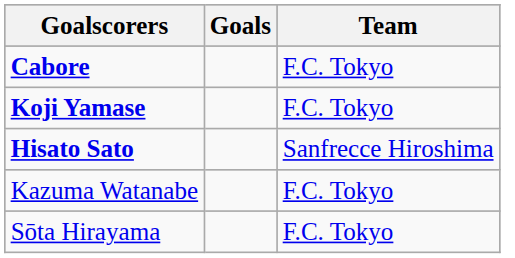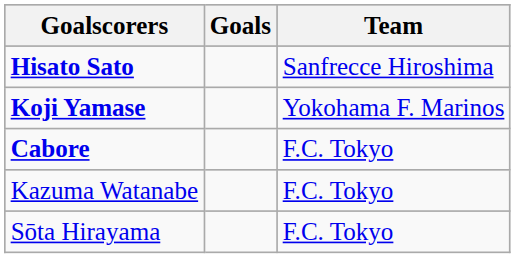rows swapped: (50, 66) <-> (72, 149)
(338, 108) F.C. Tokyo -> (394, 108) Yokohama F. Marinos
